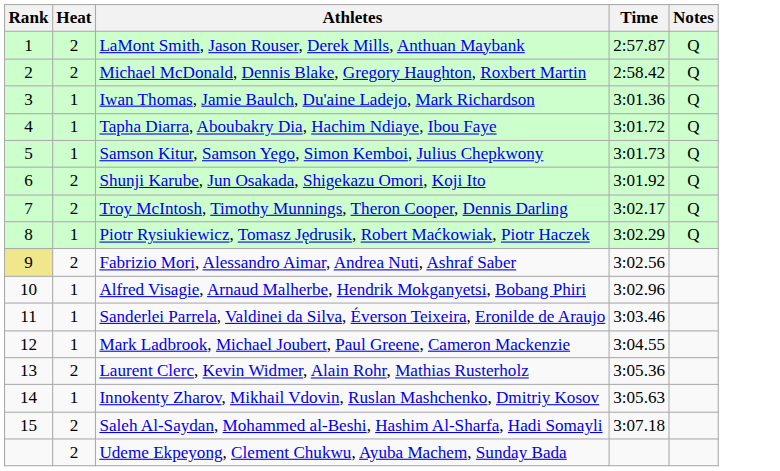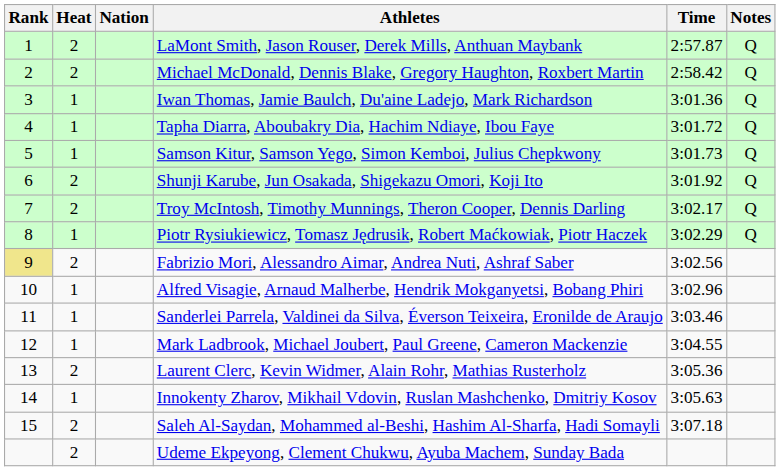+ column: (124, 18)
